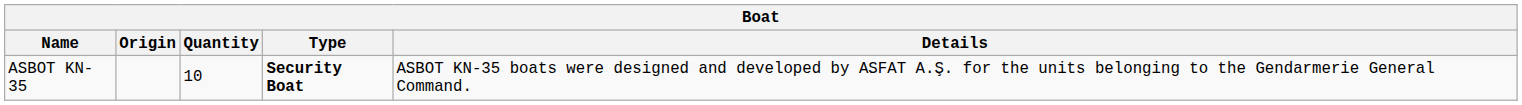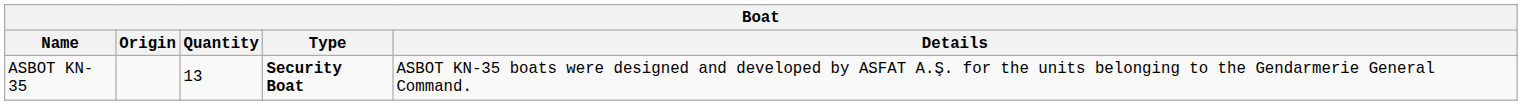(193, 78) 10 -> (193, 78) 13
